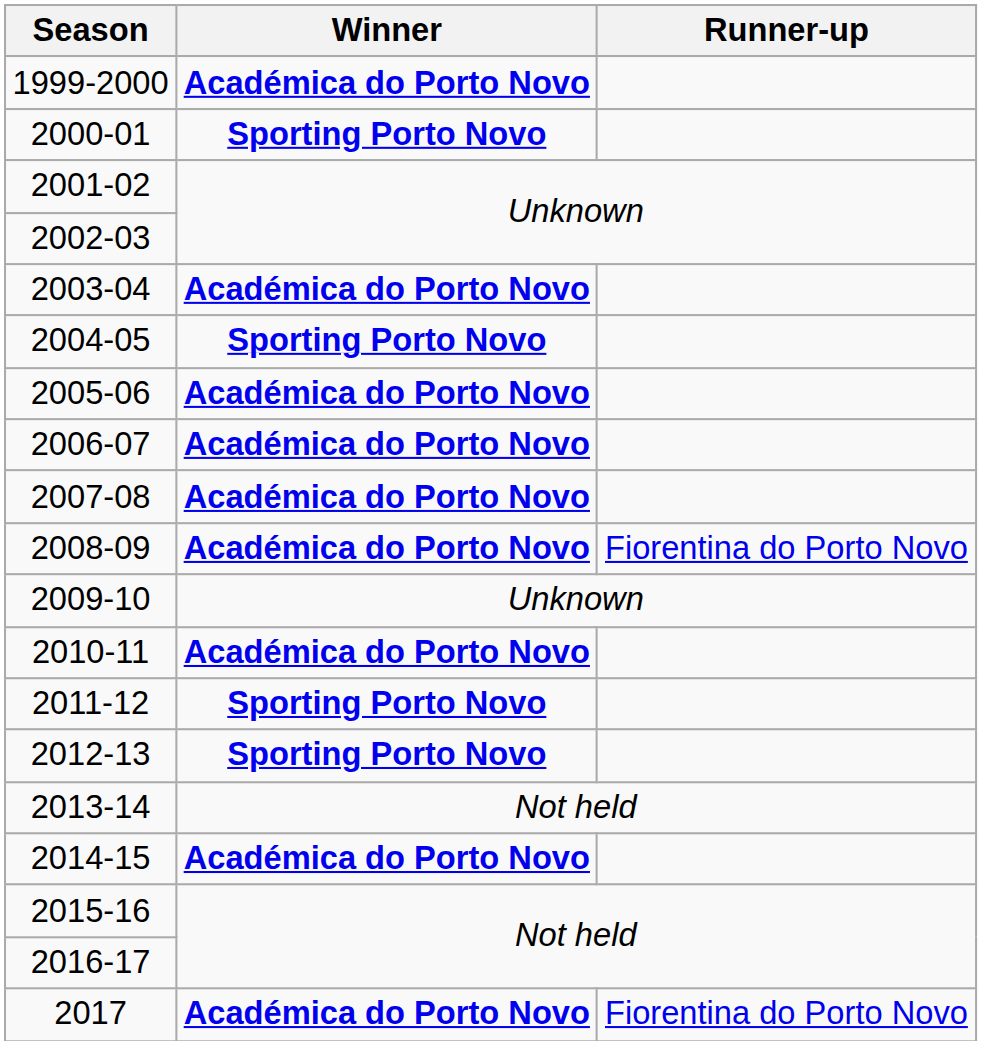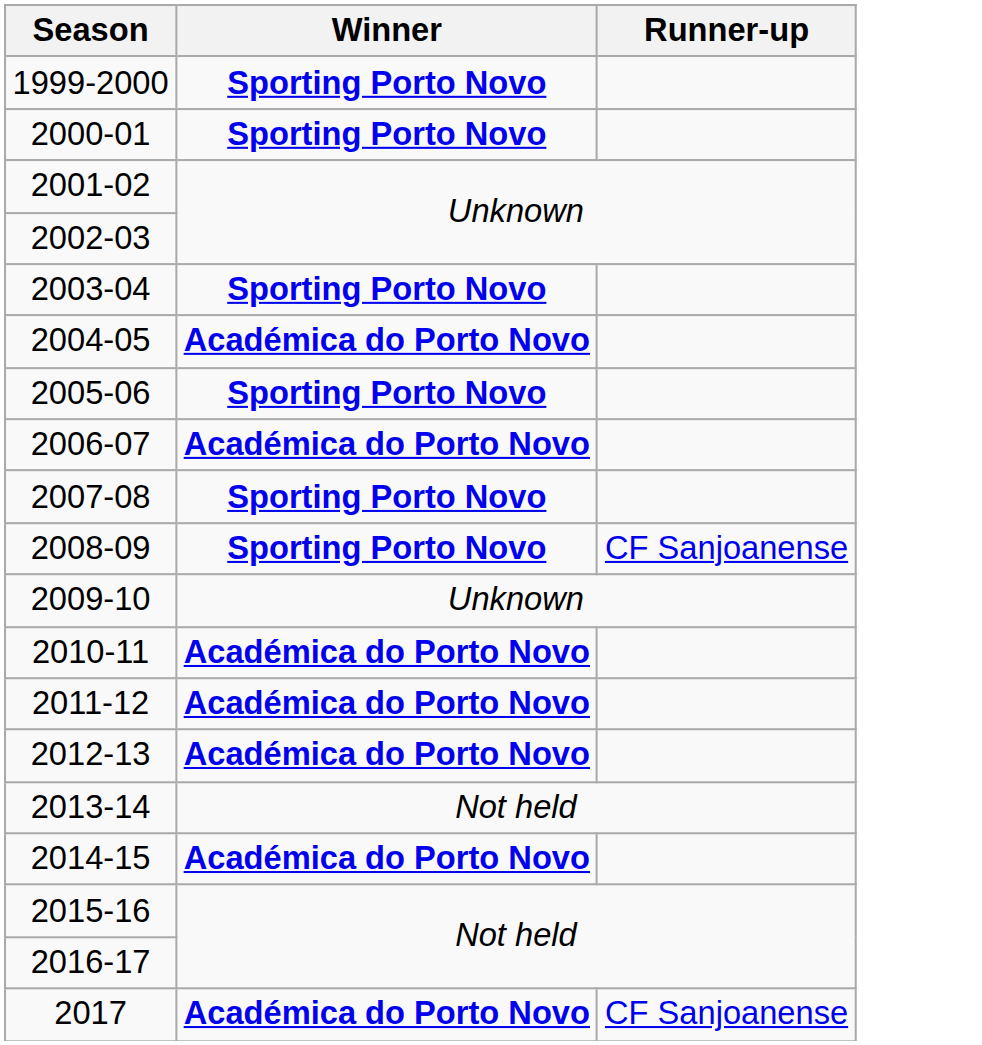(387, 82) Académica do Porto Novo -> (387, 82) Sporting Porto Novo
(387, 289) Académica do Porto Novo -> (387, 289) Sporting Porto Novo
(387, 340) Sporting Porto Novo -> (387, 340) Académica do Porto Novo
(387, 392) Académica do Porto Novo -> (387, 392) Sporting Porto Novo
(387, 496) Académica do Porto Novo -> (387, 496) Sporting Porto Novo
(387, 548) Académica do Porto Novo -> (387, 548) Sporting Porto Novo
(786, 548) Fiorentina do Porto Novo -> (727, 548) CF Sanjoanense
(387, 703) Sporting Porto Novo -> (387, 703) Académica do Porto Novo
(387, 755) Sporting Porto Novo -> (387, 755) Académica do Porto Novo
(786, 1013) Fiorentina do Porto Novo -> (727, 1013) CF Sanjoanense
